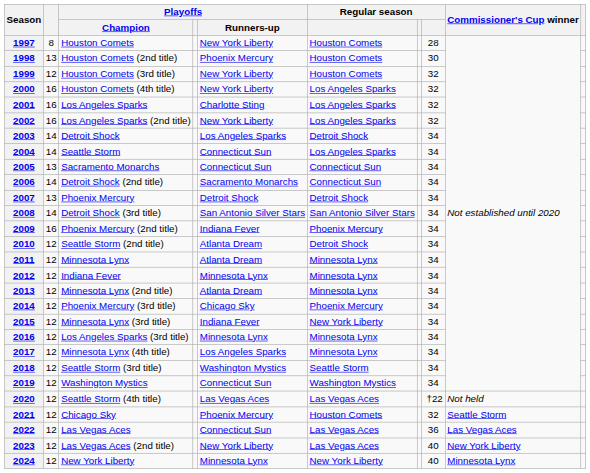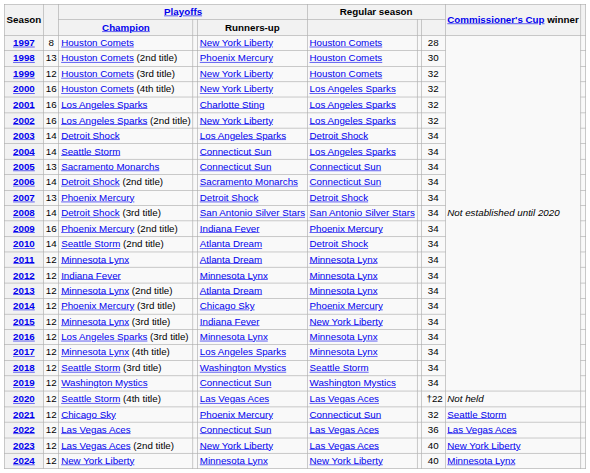(51, 244) 12 -> (51, 244) 14
(346, 414) Houston Comets -> (345, 414) Connecticut Sun
